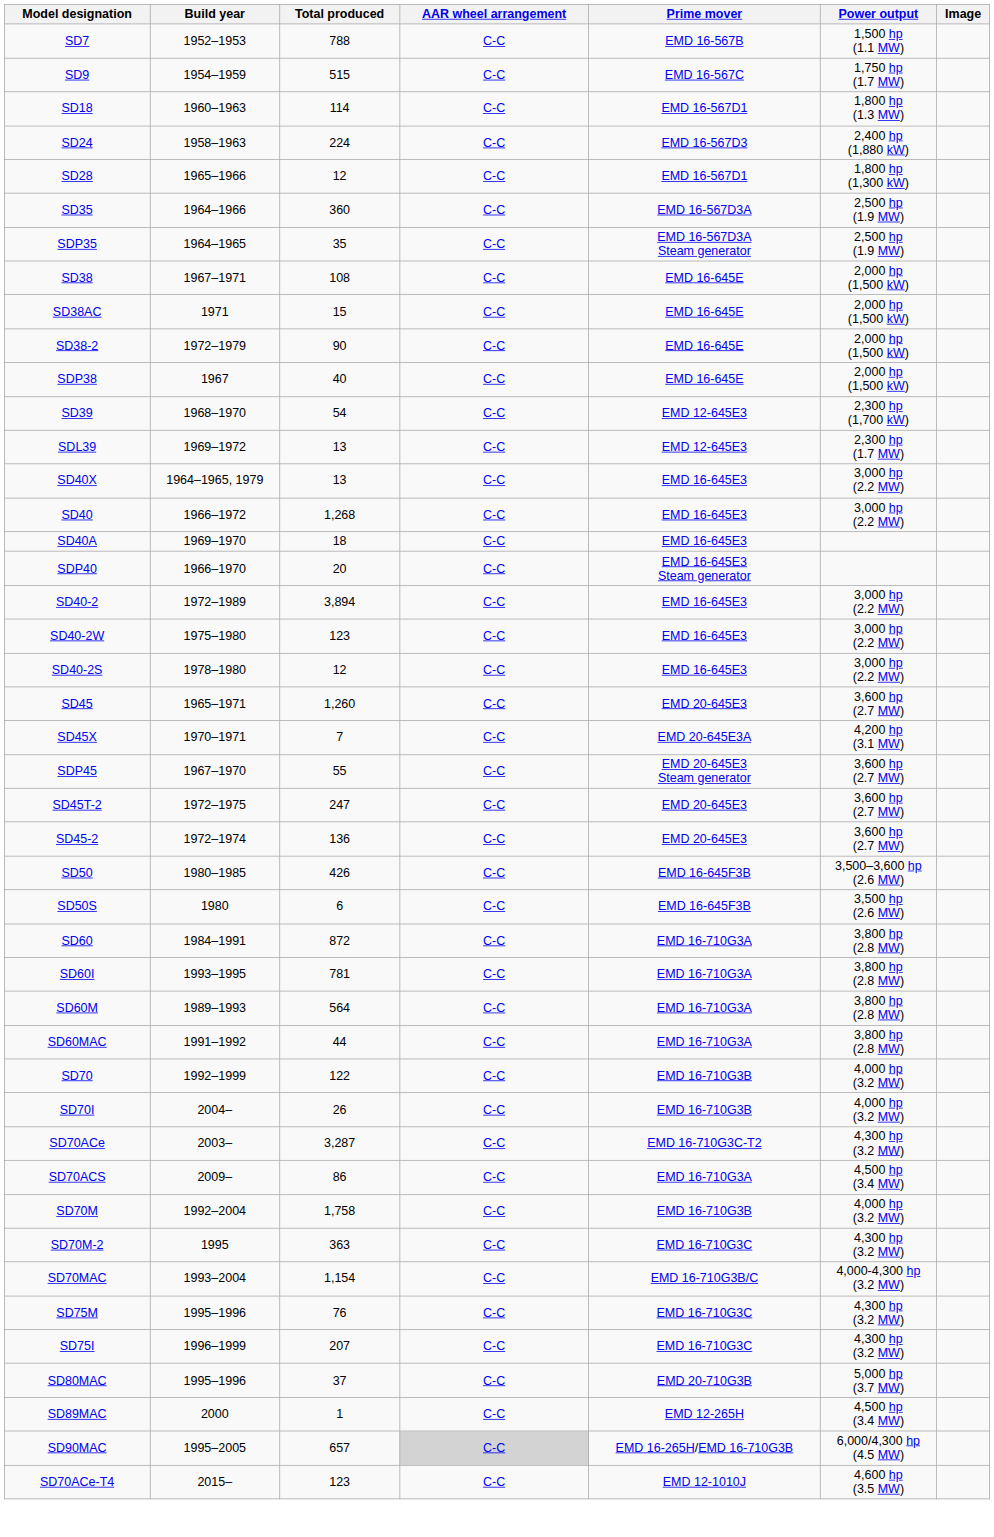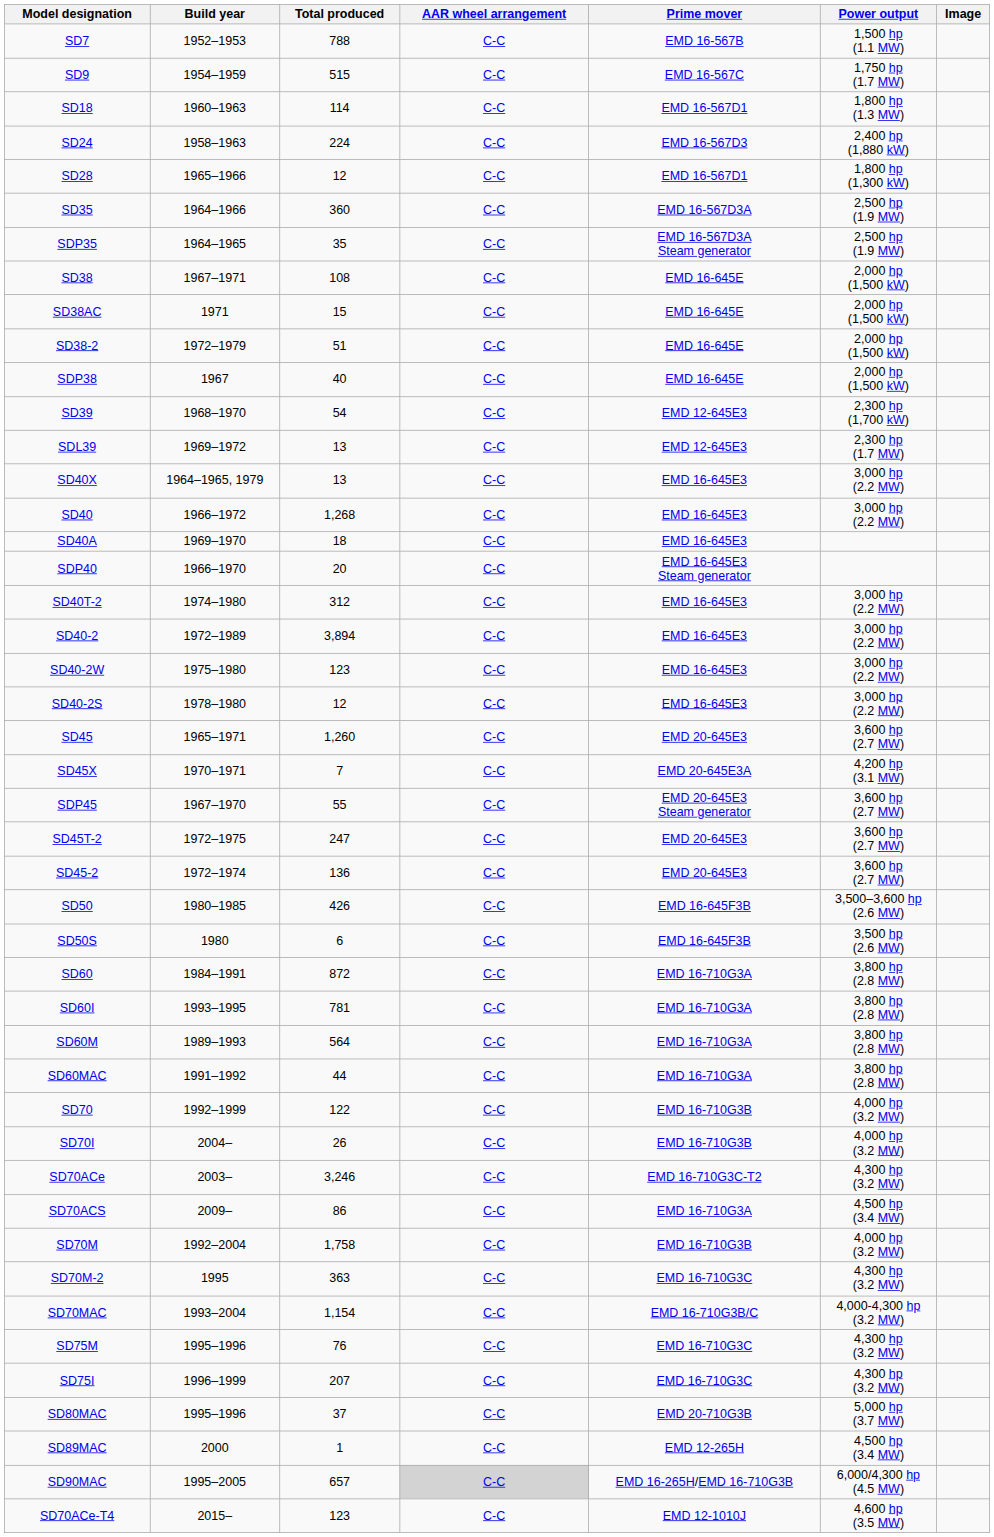(340, 345) 90 -> (340, 345) 51
+ row: (77, 602)
(340, 1143) 3,287 -> (340, 1177) 3,246
